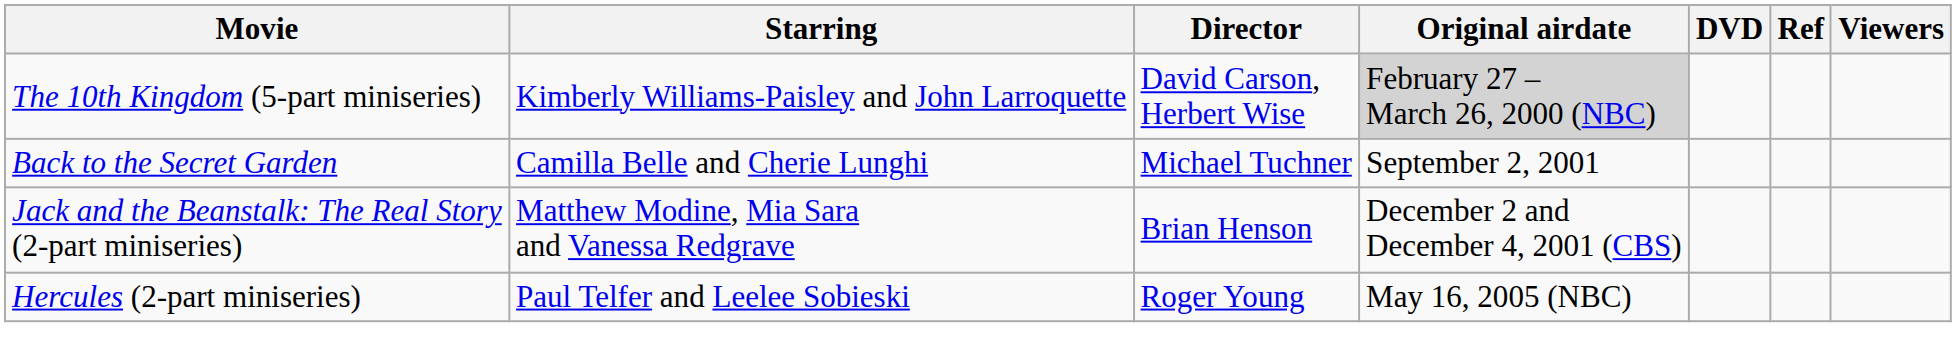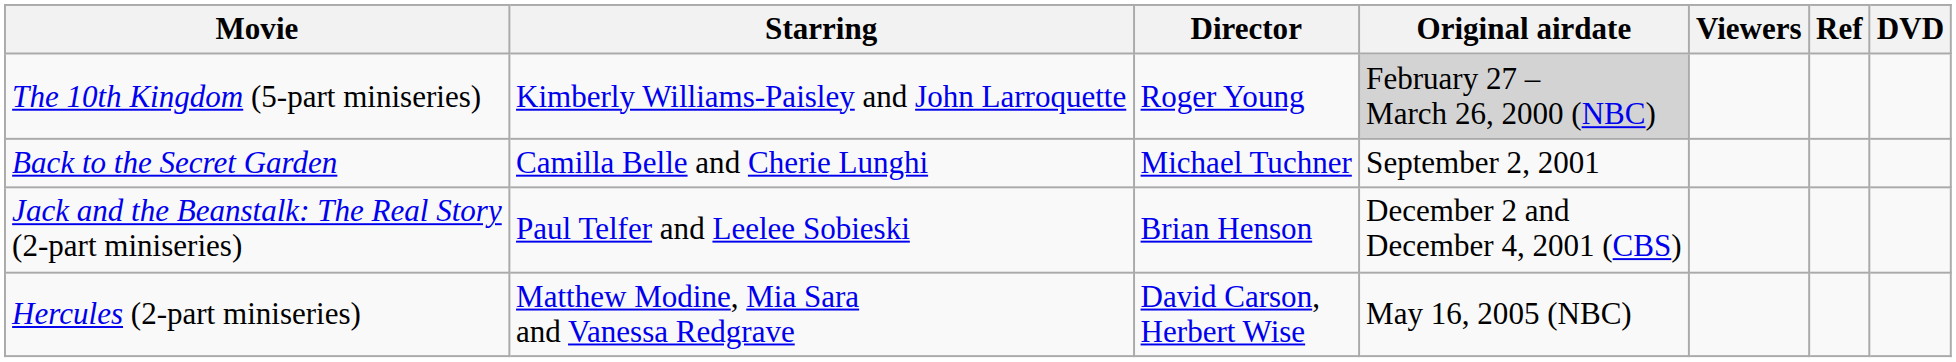columns swapped: (1891, 29) <-> (1730, 29)
(1230, 95) David Carson, Herbert Wise -> (1223, 95) Roger Young
(688, 229) Matthew Modine, Mia Sara and Vanessa Redgrave -> (713, 229) Paul Telfer and Leelee Sobieski
(713, 295) Paul Telfer and Leelee Sobieski -> (688, 313) Matthew Modine, Mia Sara and Vanessa Redgrave
(1223, 295) Roger Young -> (1230, 313) David Carson, Herbert Wise
